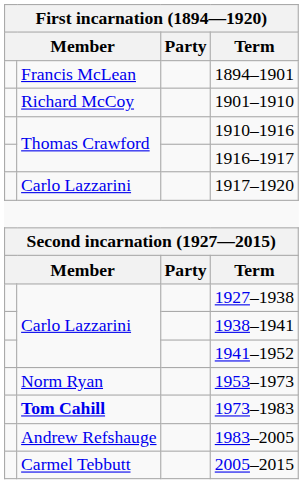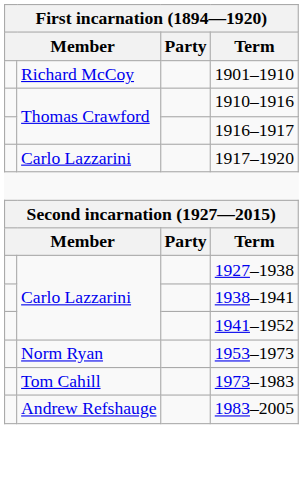- row: (254, 74)
(63, 409) bold -> (61, 381) normal
- row: (254, 465)
